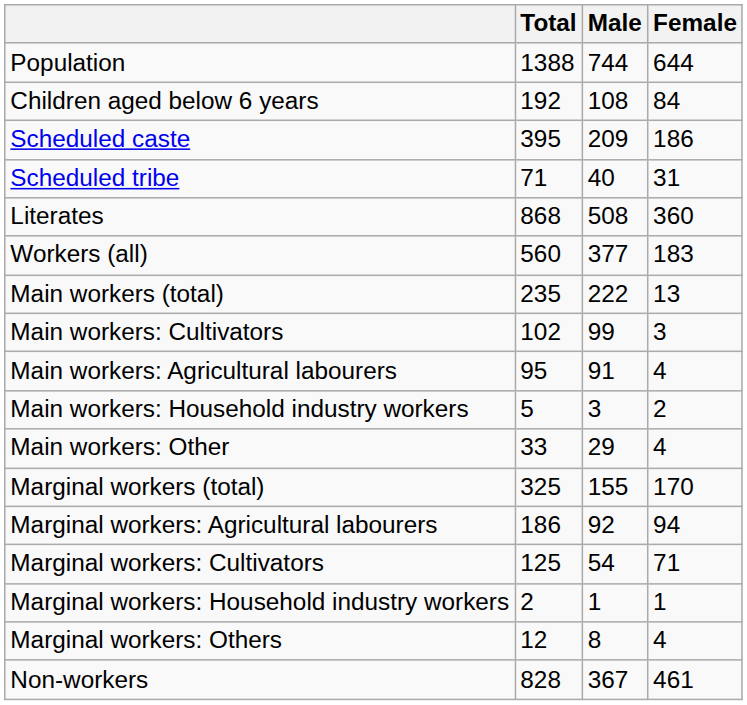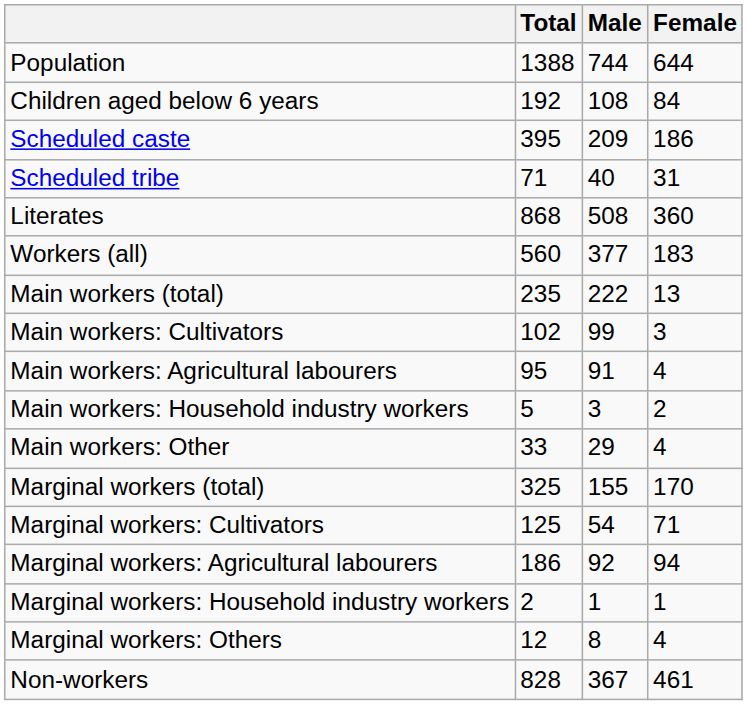rows swapped: (167, 563) <-> (224, 525)
